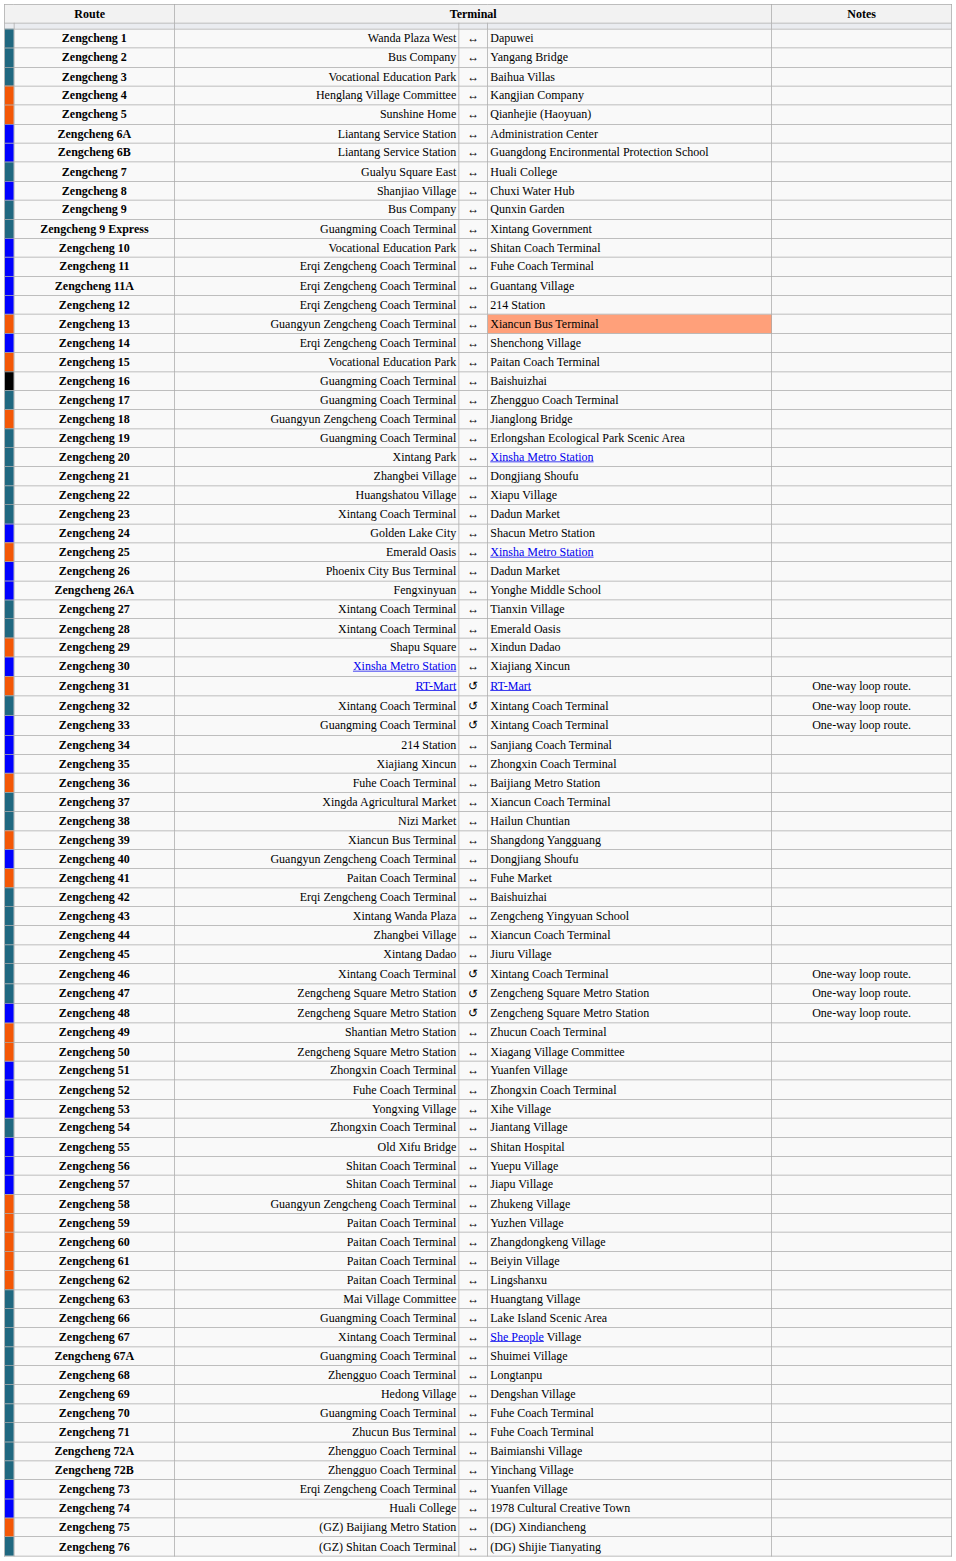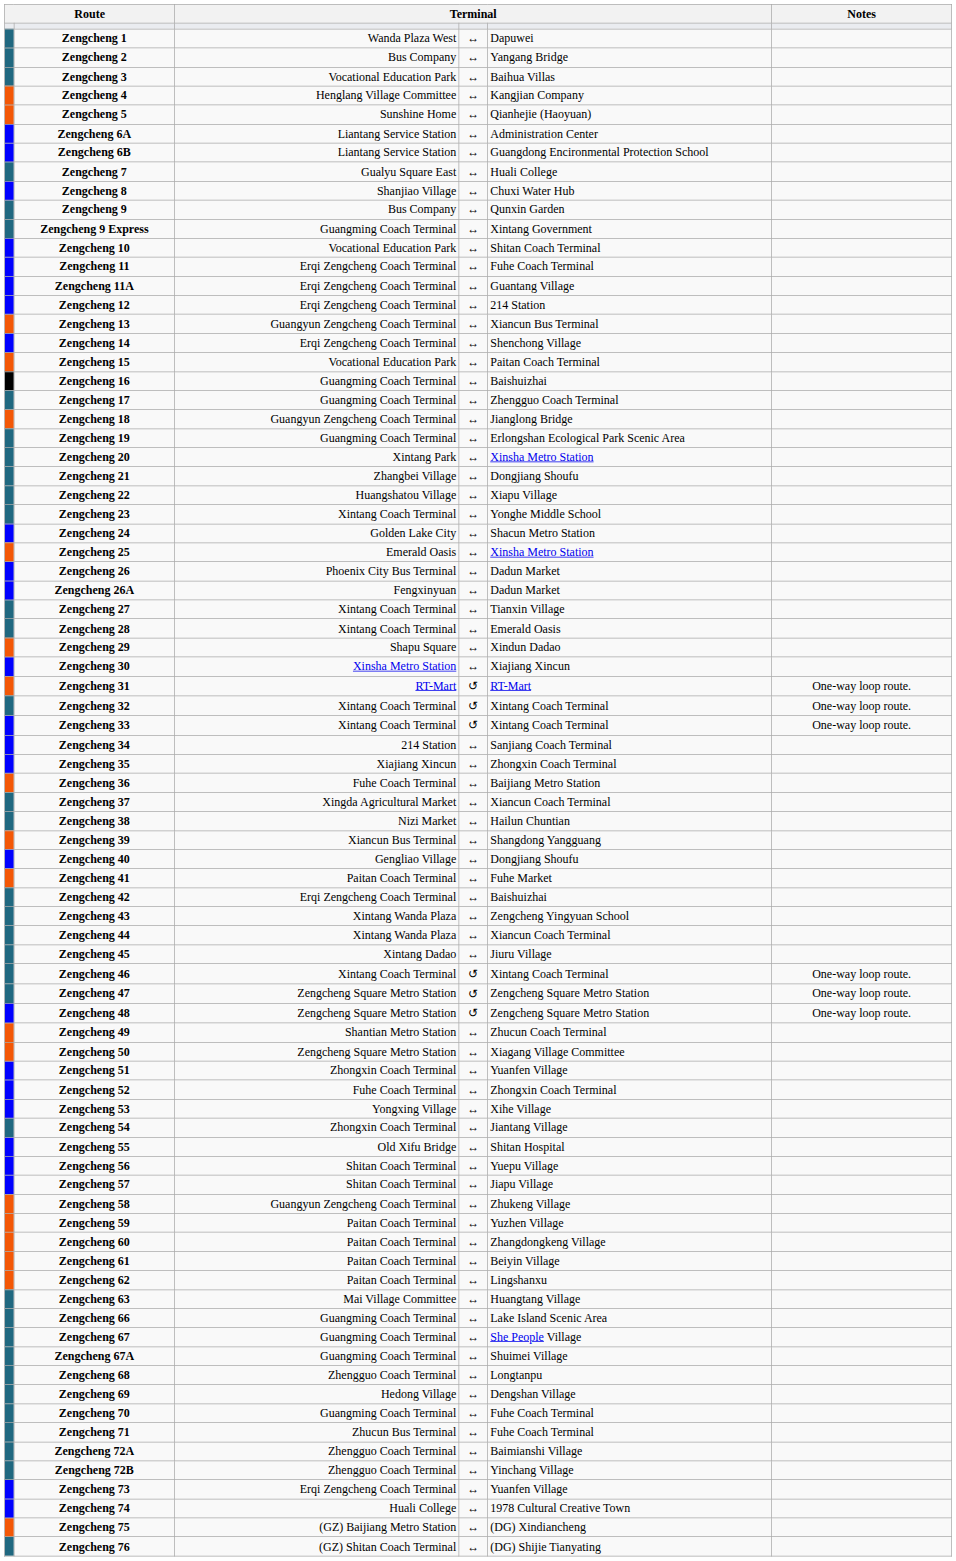(544, 324) lightsalmon background -> (544, 324) no background
(525, 514) Dadun Market -> (546, 514) Yonghe Middle School
(546, 590) Yonghe Middle School -> (525, 590) Dadun Market
(388, 725) Guangming Coach Terminal -> (397, 725) Xintang Coach Terminal
(363, 859) Guangyun Zengcheng Coach Terminal -> (416, 859) Gengliao Village
(415, 935) Zhangbei Village -> (405, 935) Xintang Wanda Plaza
(397, 1337) Xintang Coach Terminal -> (388, 1337) Guangming Coach Terminal
